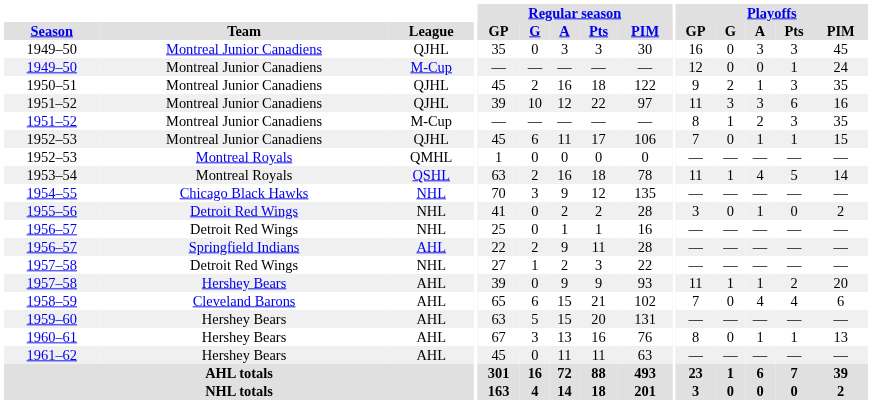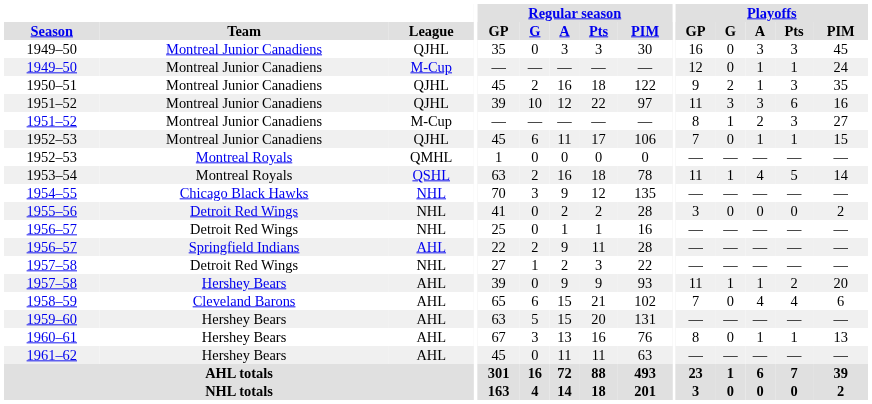(760, 67) 0 -> (760, 67) 1
(841, 121) 35 -> (841, 121) 27
(760, 211) 1 -> (760, 211) 0
